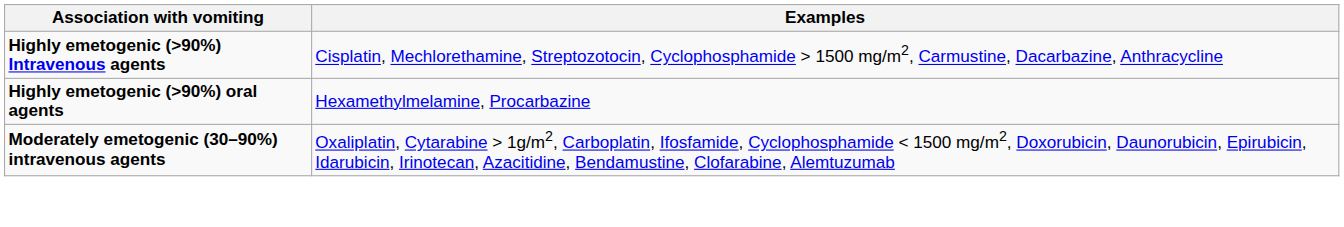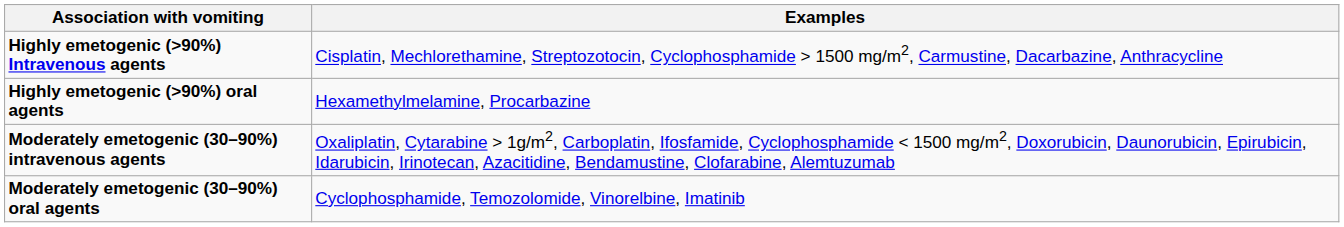+ row: (143, 198)
